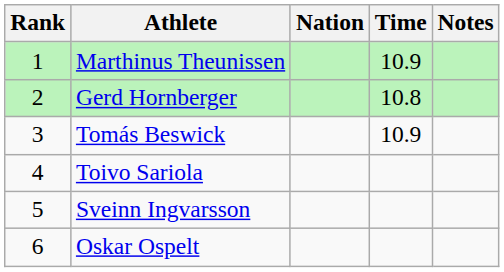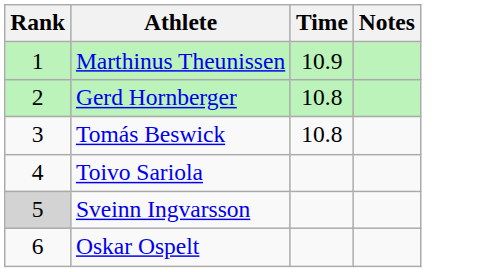- column: (330, 23)
(401, 135) 10.9 -> (322, 135) 10.8
(38, 209) no background -> (38, 209) lightgrey background
